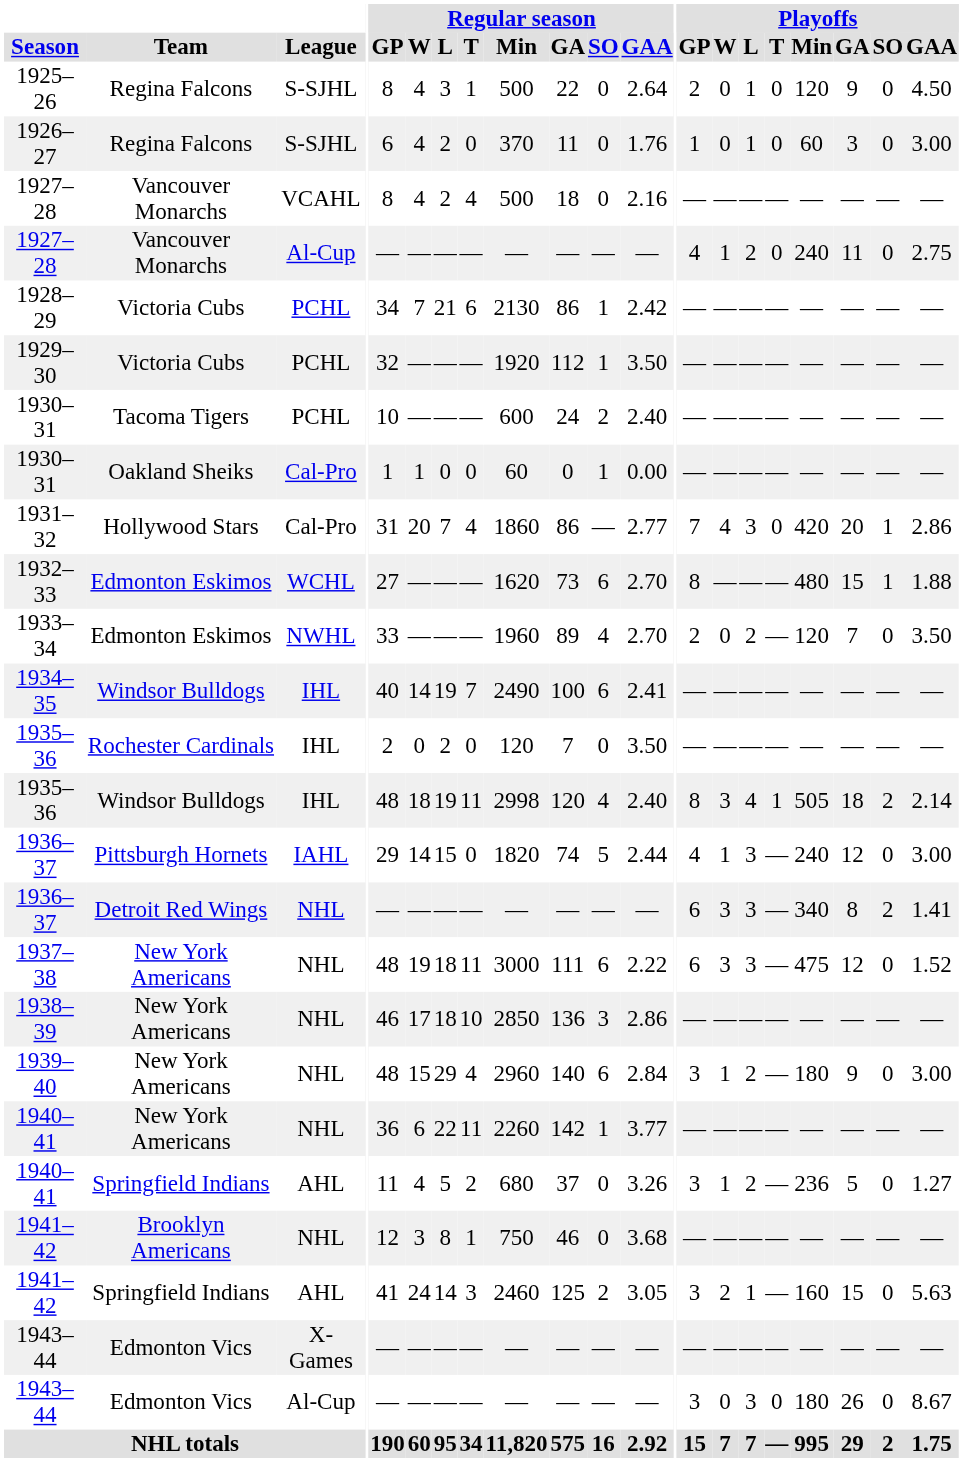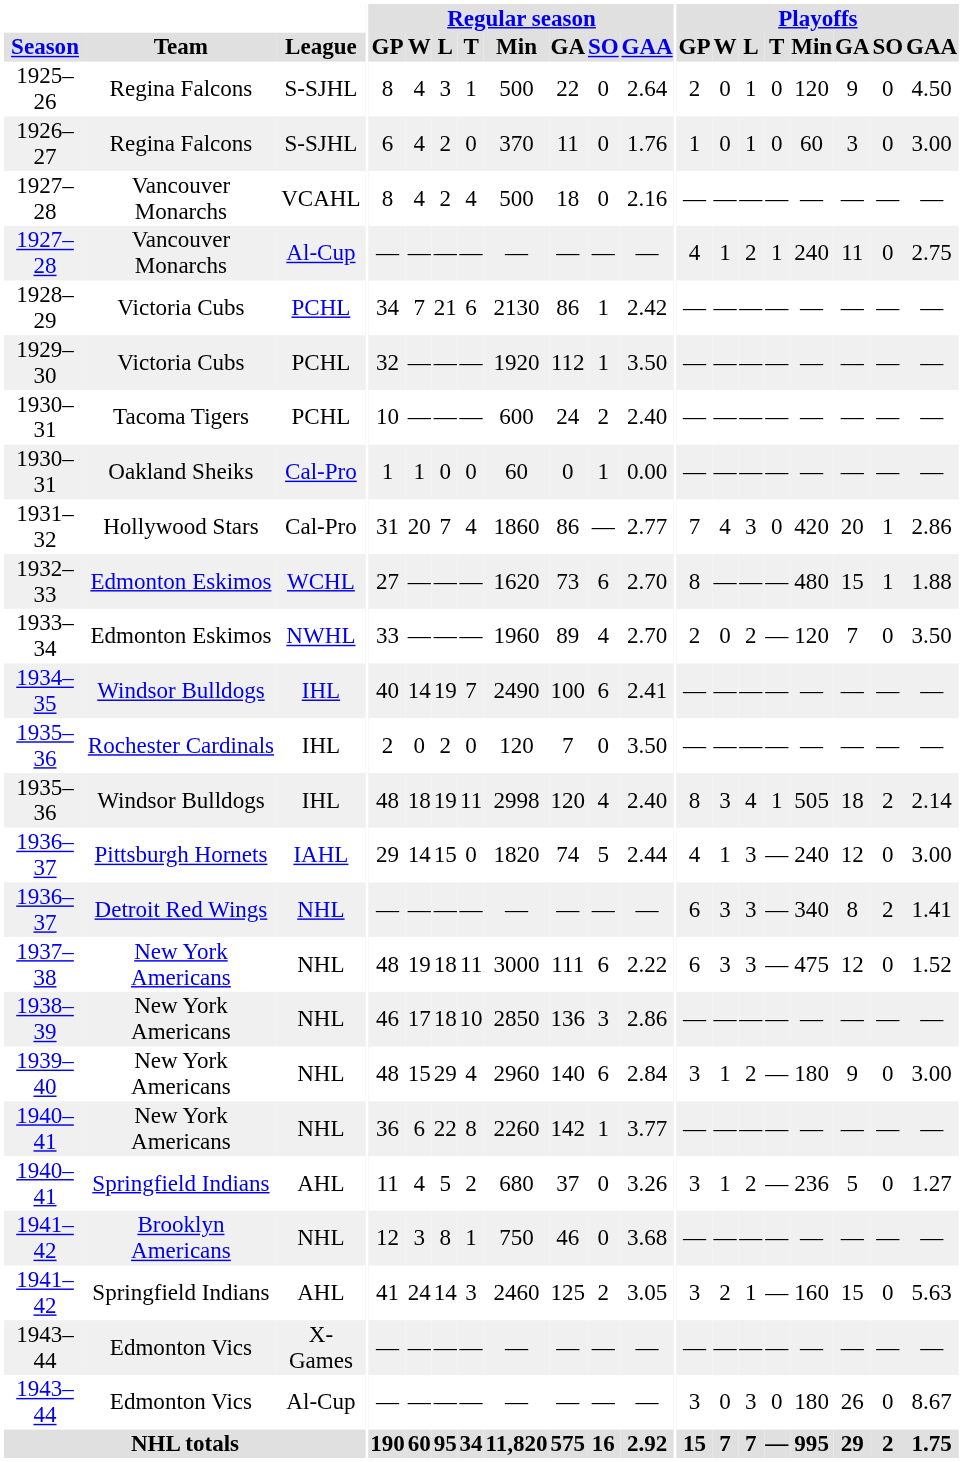(777, 252) 0 -> (777, 252) 1
(471, 1128) 11 -> (471, 1128) 8
